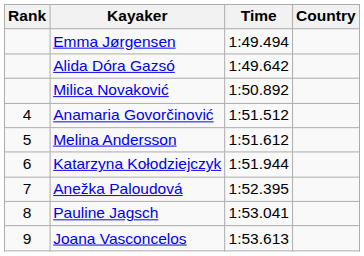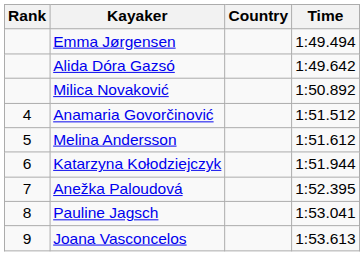columns swapped: (326, 16) <-> (259, 16)
